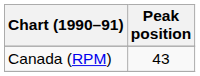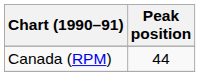(161, 58) 43 -> (161, 58) 44
